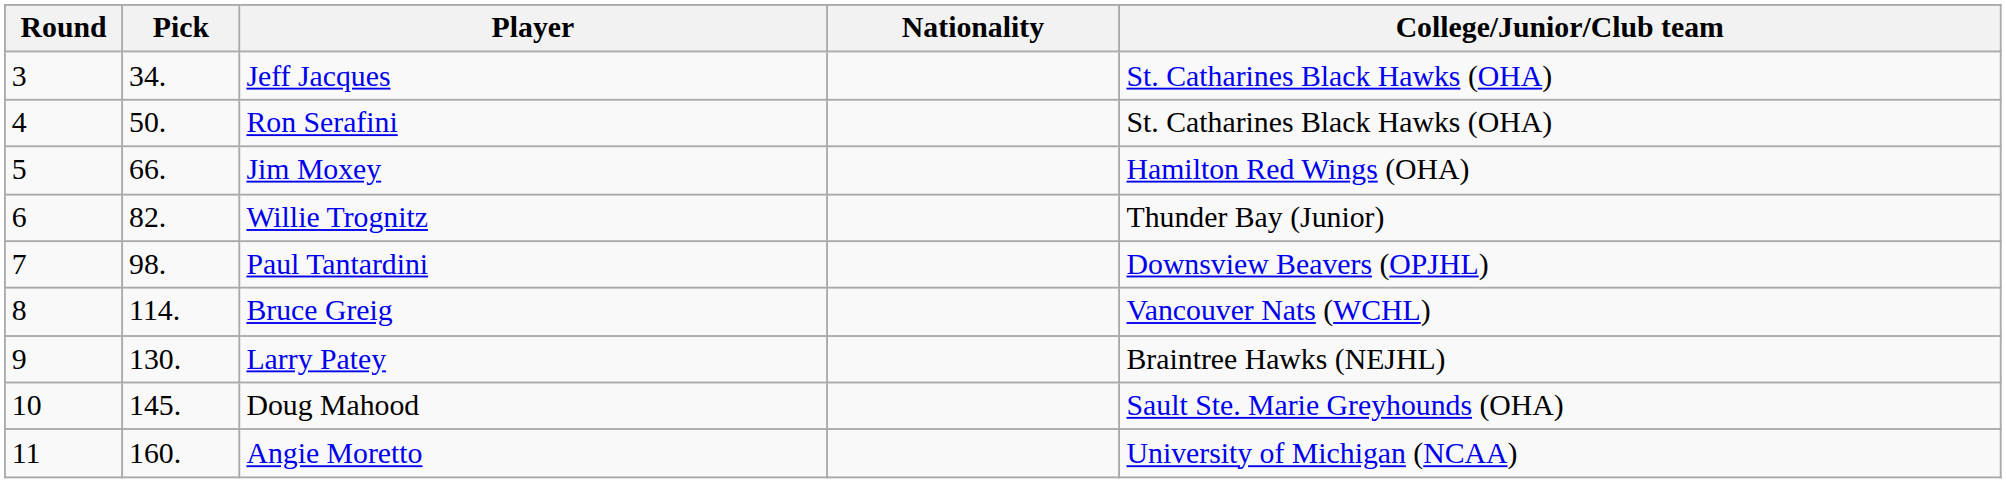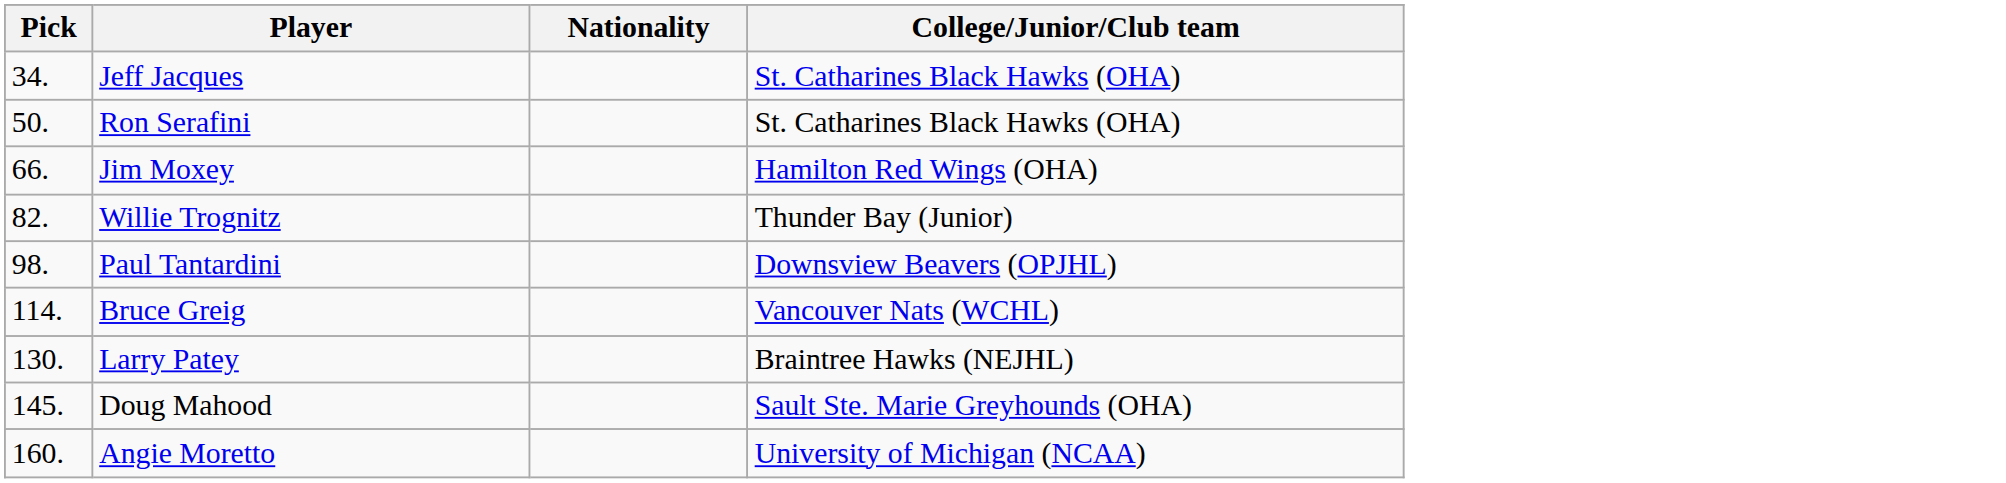- column: (64, 28)
